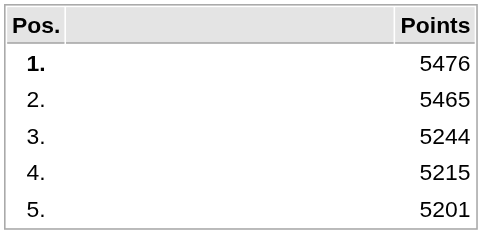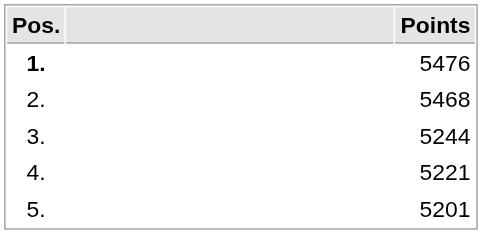(445, 99) 5465 -> (445, 99) 5468
(445, 173) 5215 -> (445, 173) 5221
